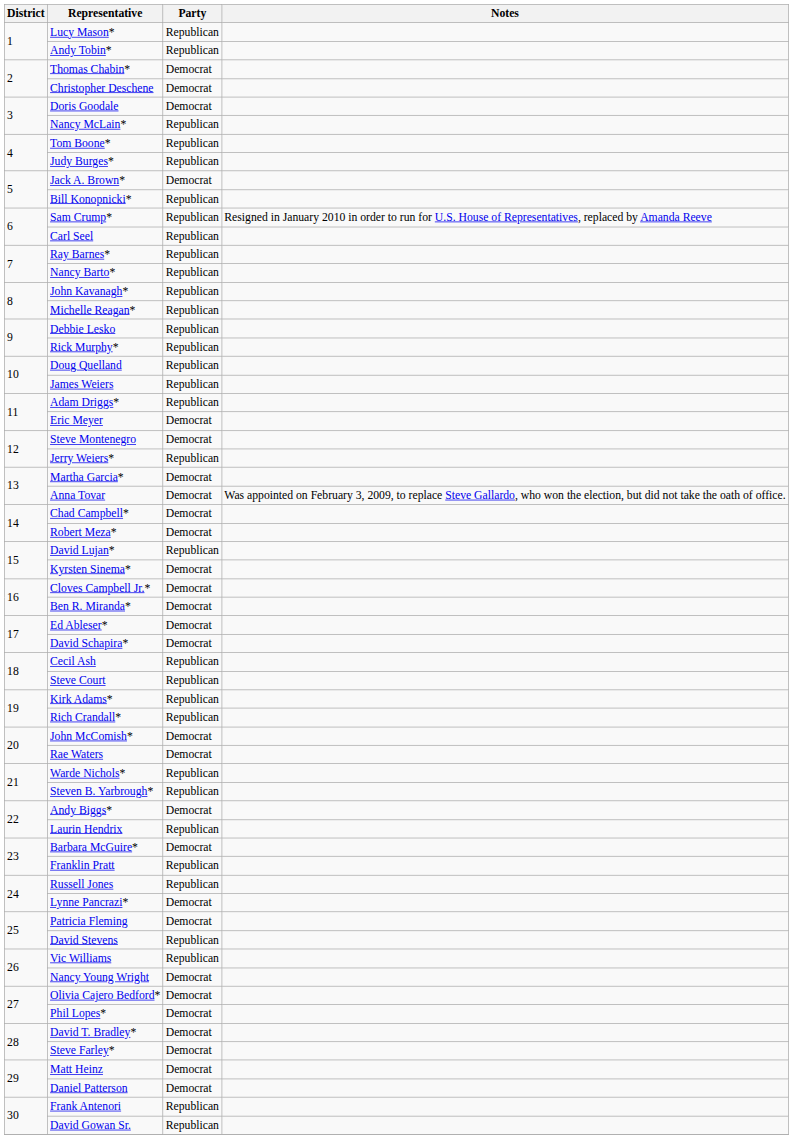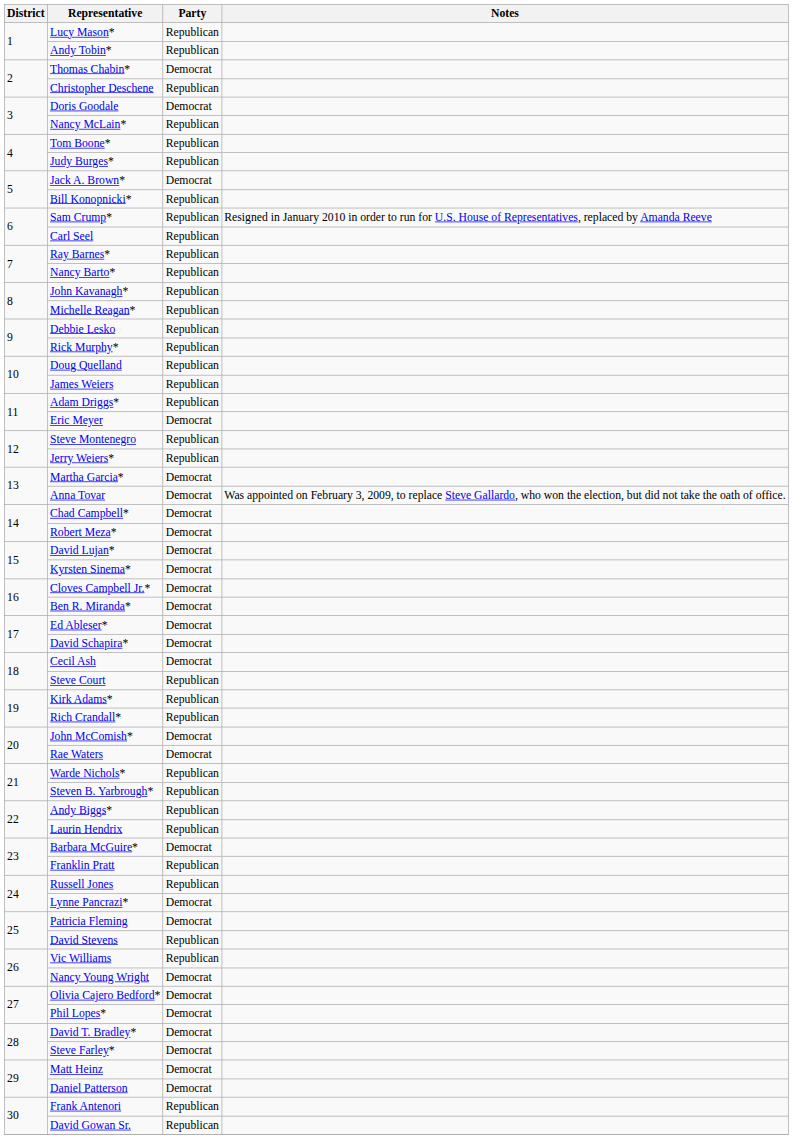(189, 87) Democrat -> (192, 87) Republican
(189, 439) Democrat -> (192, 439) Republican
(192, 550) Republican -> (189, 550) Democrat
(192, 662) Republican -> (189, 662) Democrat
(189, 810) Democrat -> (192, 810) Republican
